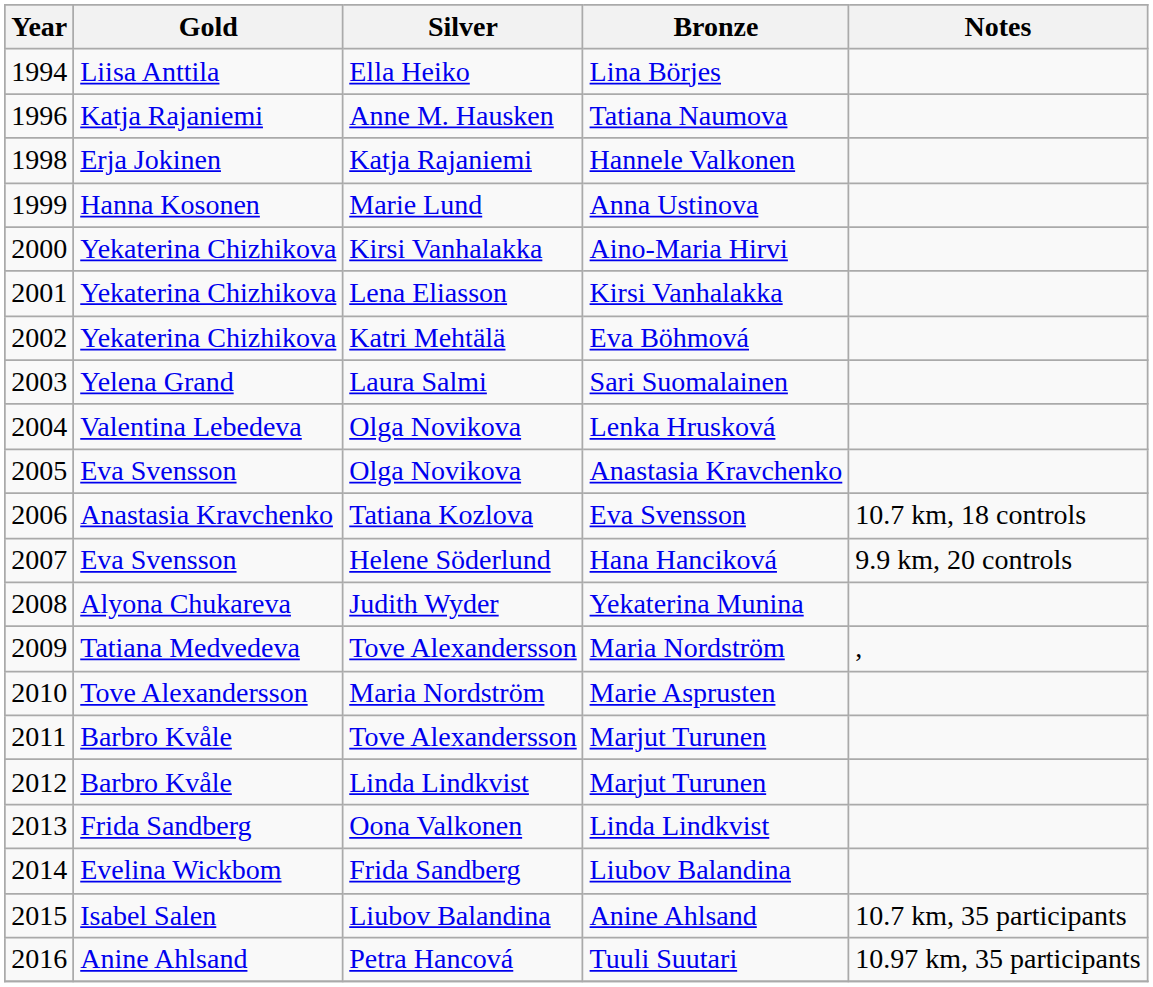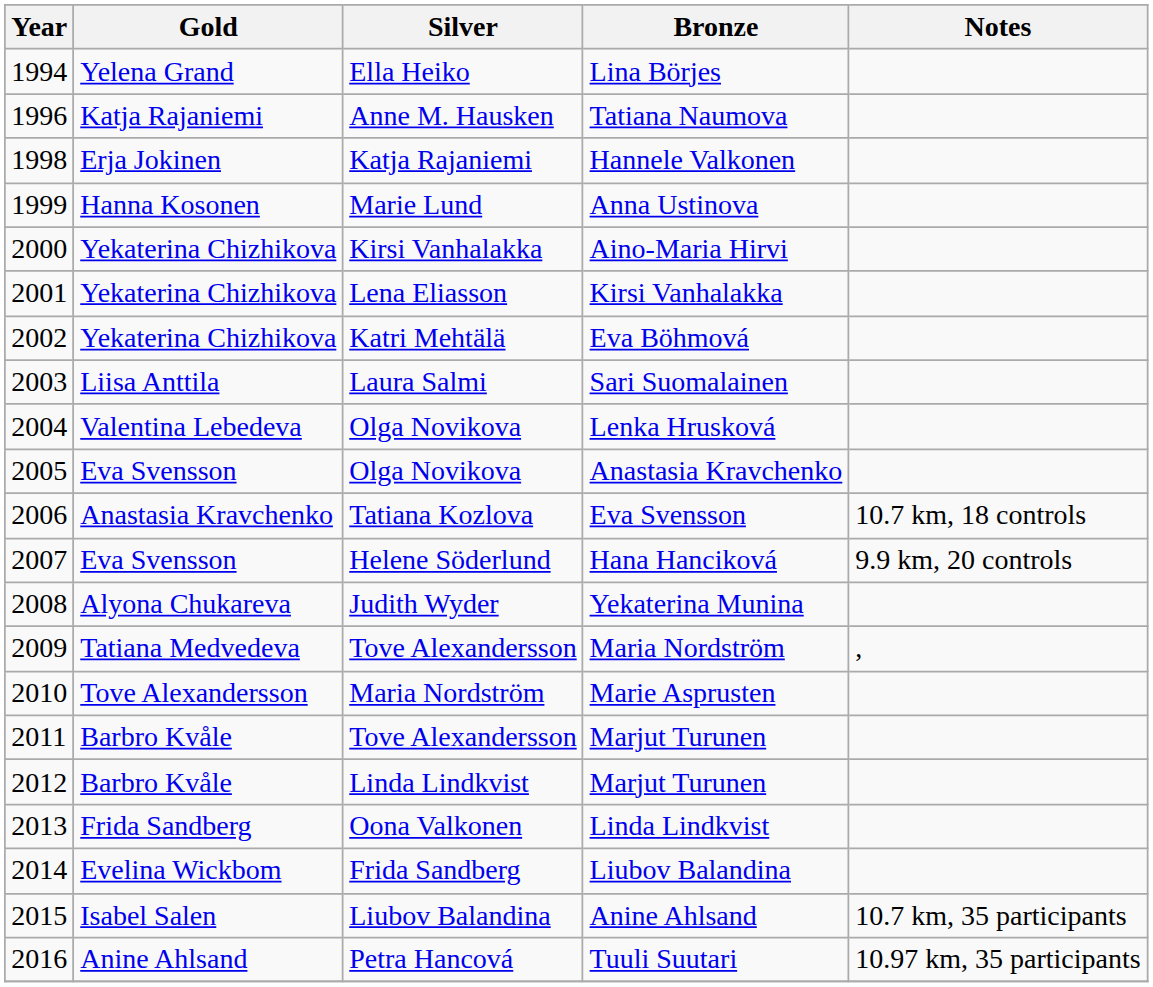(150, 71) Liisa Anttila -> (157, 71) Yelena Grand
(157, 381) Yelena Grand -> (150, 381) Liisa Anttila
